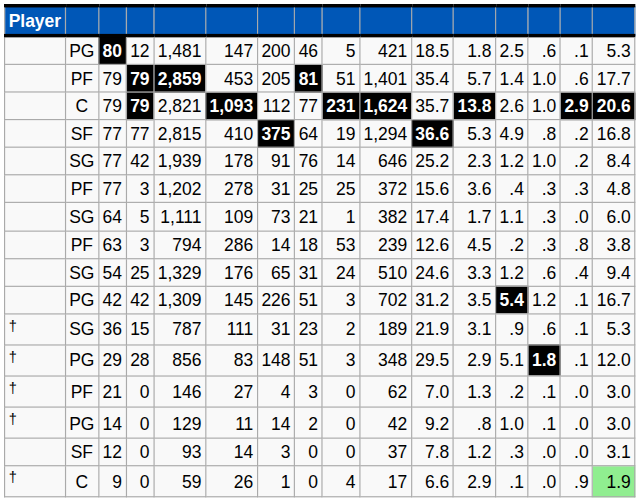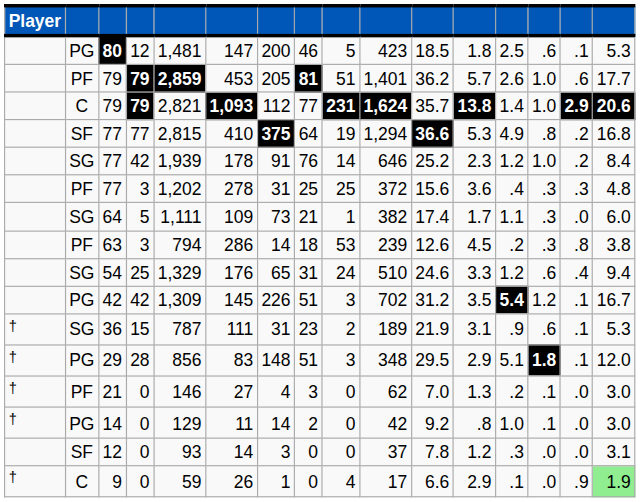(393, 51) 421 -> (393, 51) 423
(432, 79) 35.4 -> (432, 79) 36.2
(512, 79) 1.4 -> (512, 79) 2.6
(512, 106) 2.6 -> (512, 106) 1.4
